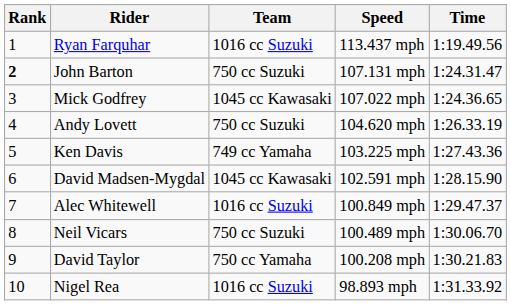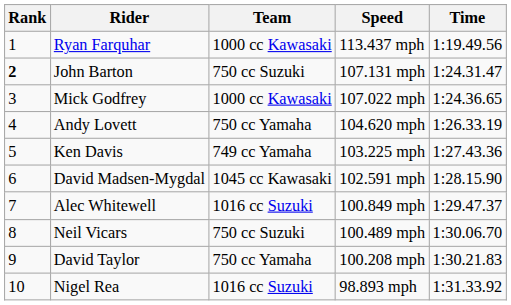(263, 44) 1016 cc Suzuki -> (272, 44) 1000 cc Kawasaki
(272, 98) 1045 cc Kawasaki -> (272, 98) 1000 cc Kawasaki
(259, 125) 750 cc Suzuki -> (262, 125) 750 cc Yamaha
